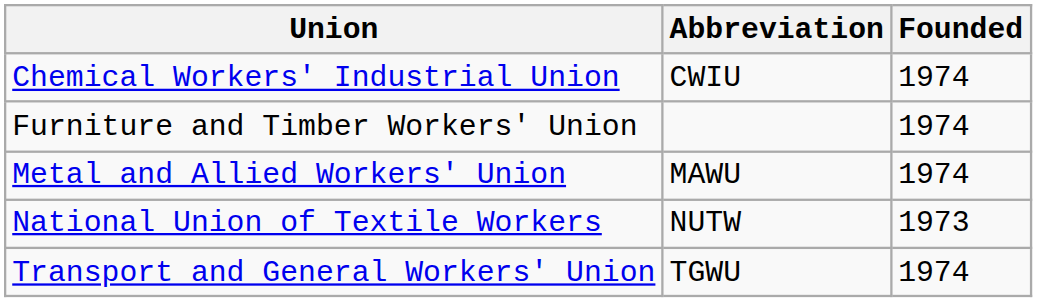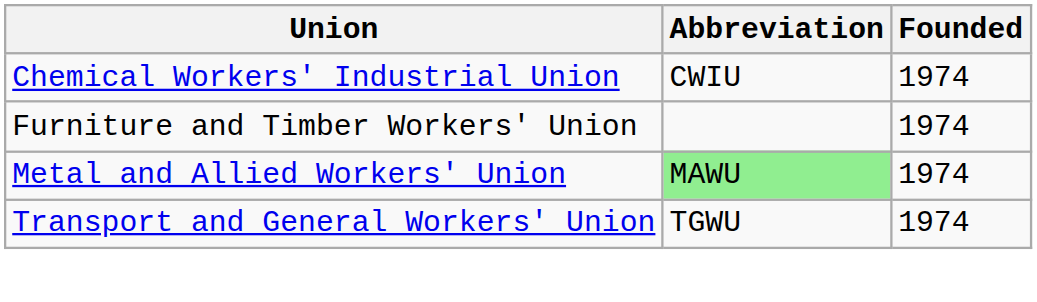(705, 175) no background -> (705, 175) lightgreen background
- row: (307, 223)
